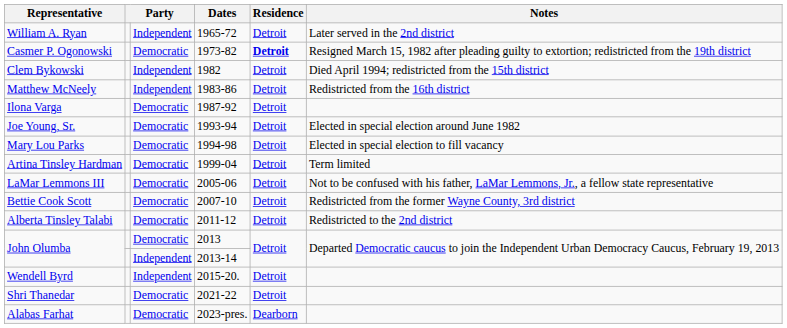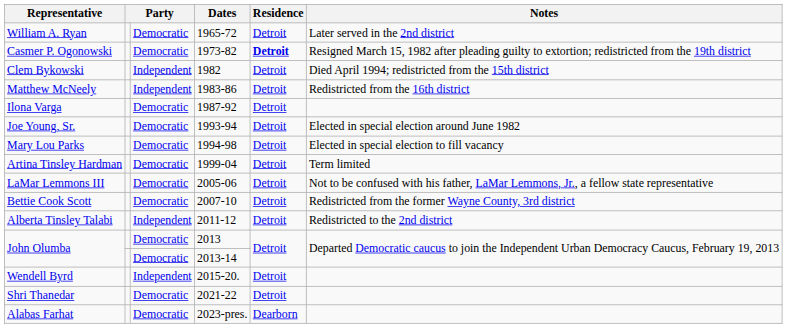(162, 32) Independent -> (161, 32) Democratic
(161, 220) Democratic -> (162, 220) Independent
(162, 257) Independent -> (161, 257) Democratic
